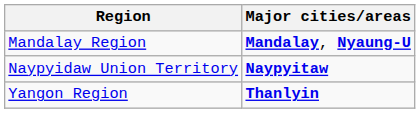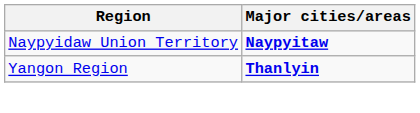- row: (77, 43)
